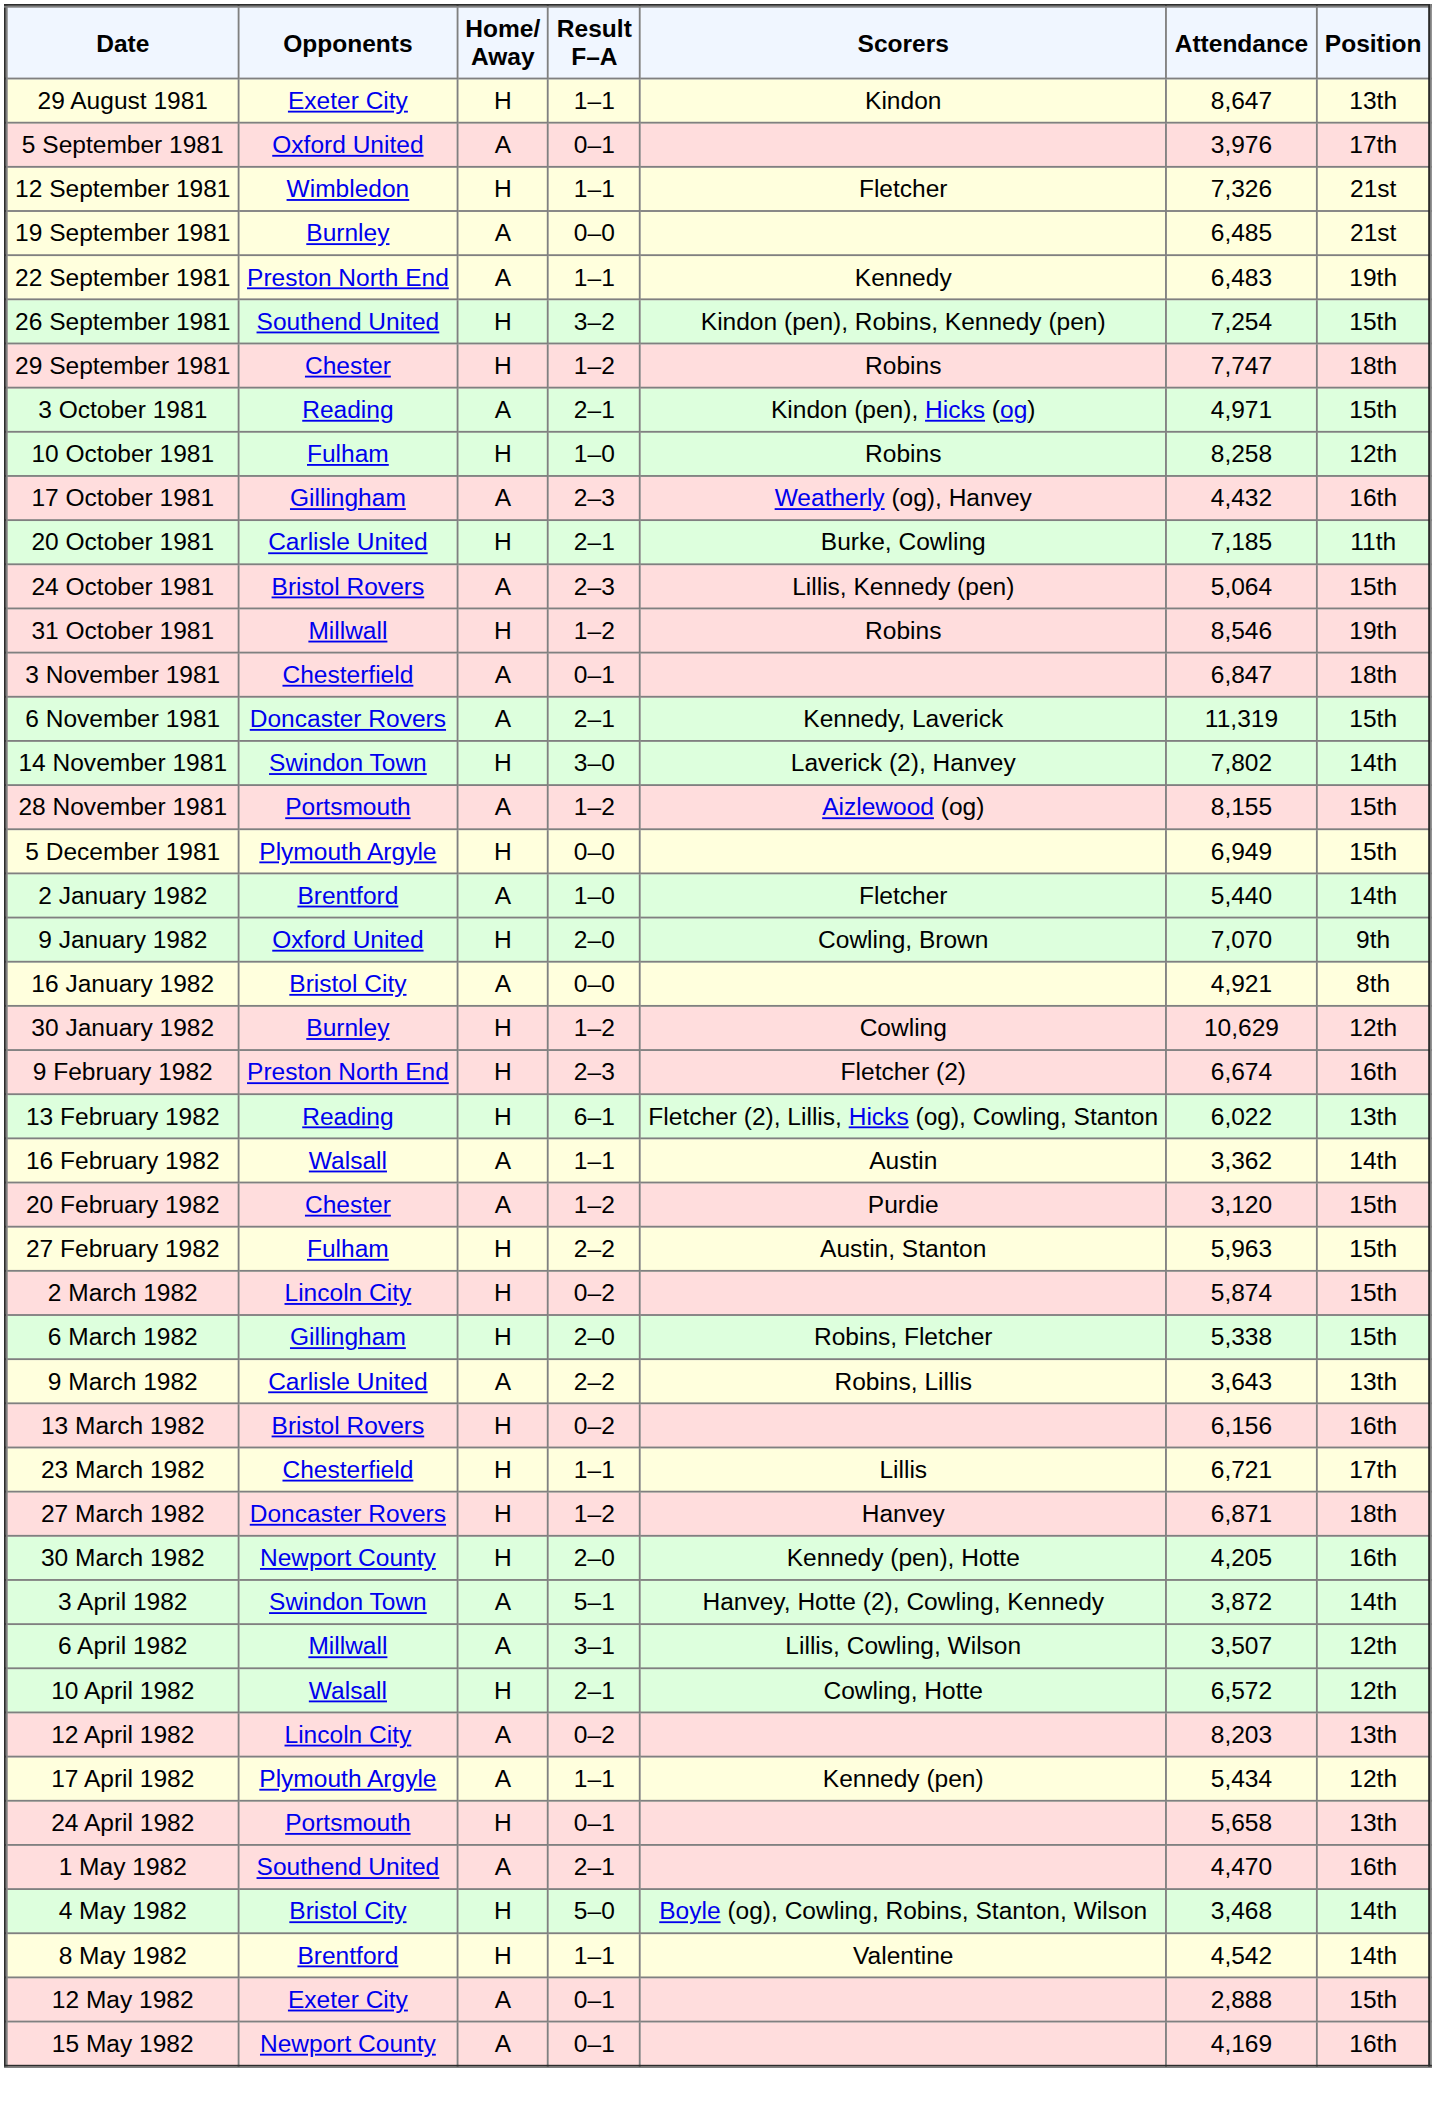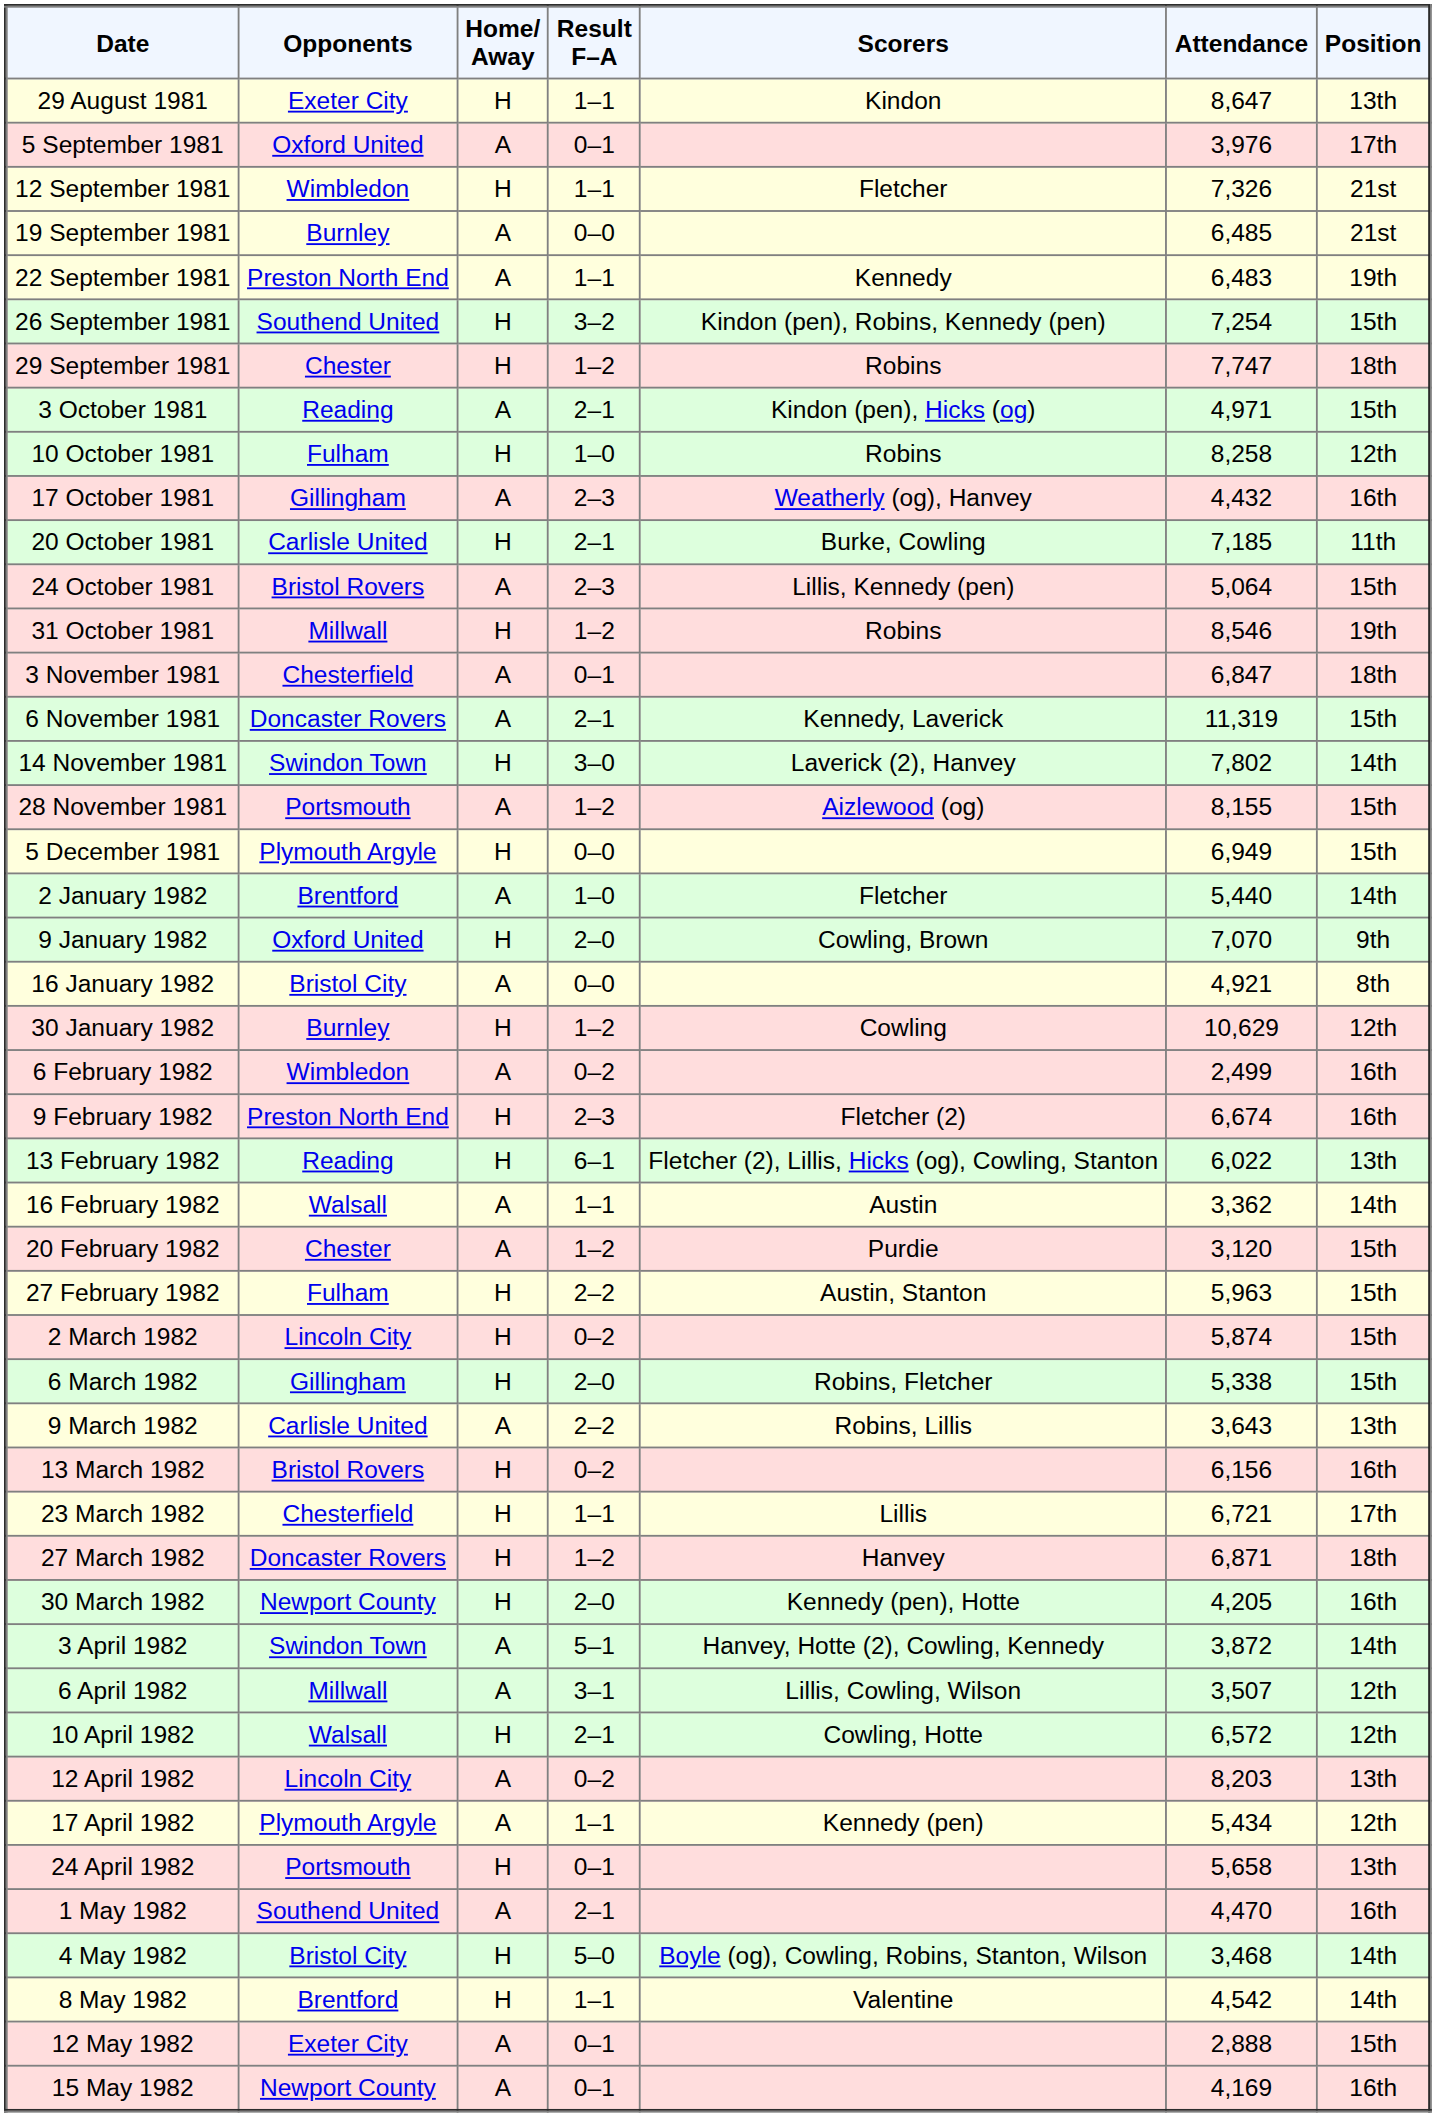+ row: (123, 1072)
